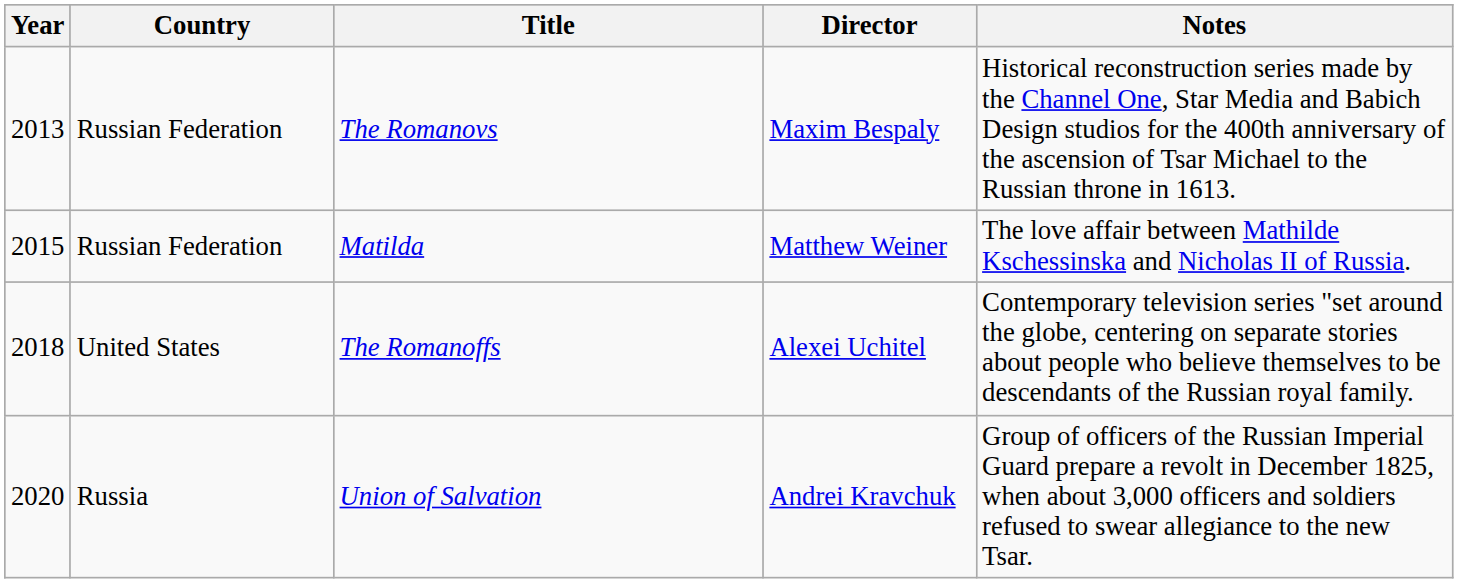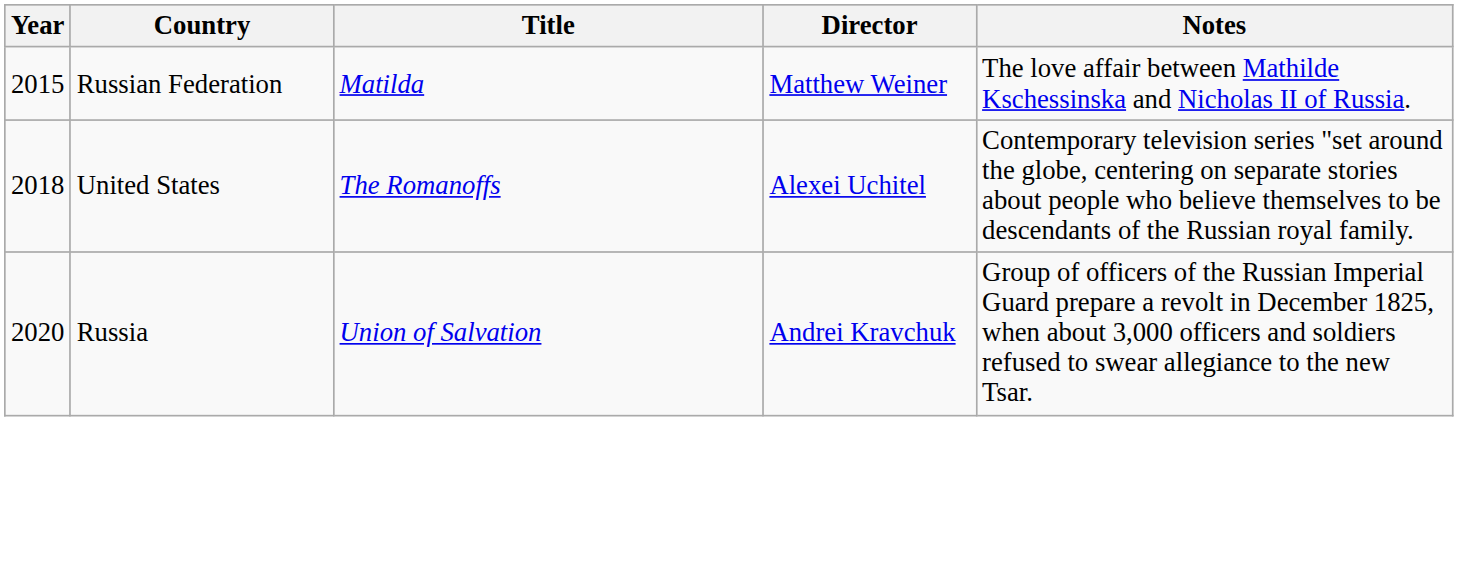- row: (419, 128)
